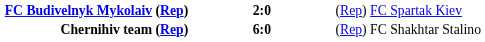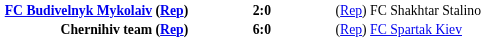(399, 10) (Rep) FC Spartak Kiev -> (408, 10) (Rep) FC Shakhtar Stalino
(408, 29) (Rep) FC Shakhtar Stalino -> (399, 29) (Rep) FC Spartak Kiev
